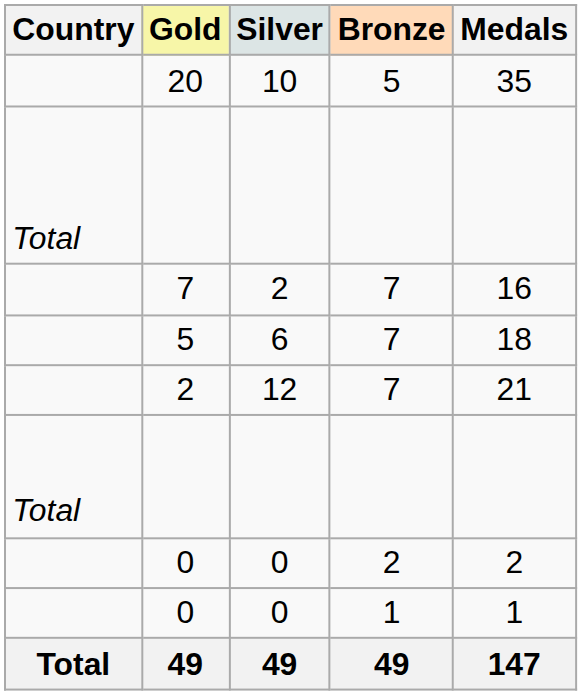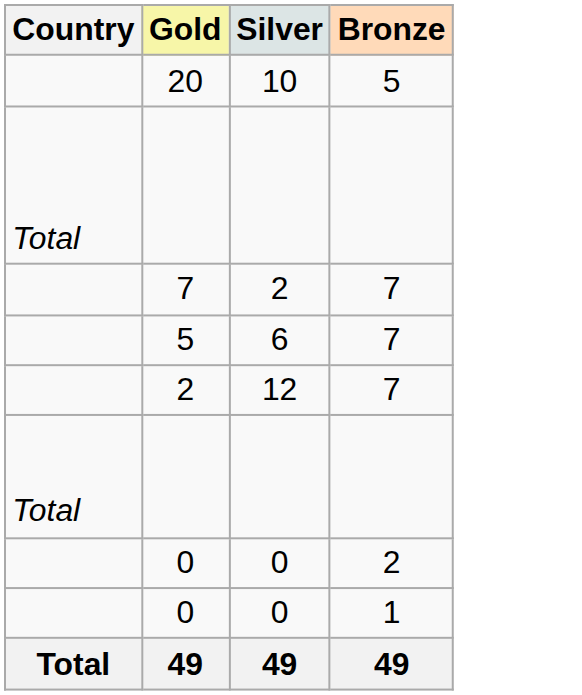- column: (514, 29)
